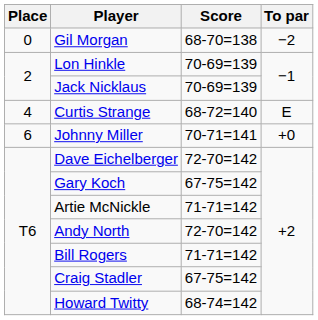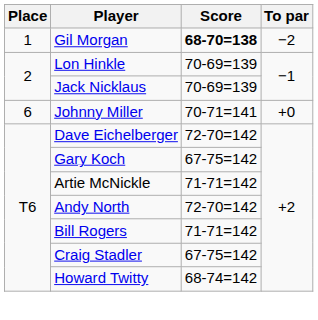(28, 40) 0 -> (28, 40) 1
(221, 40) normal -> (221, 40) bold
- row: (102, 111)
